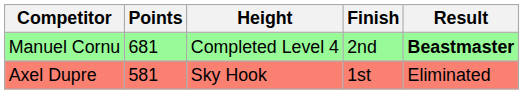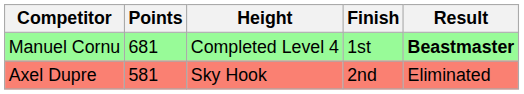(362, 46) 2nd -> (359, 46) 1st
(359, 74) 1st -> (362, 74) 2nd
